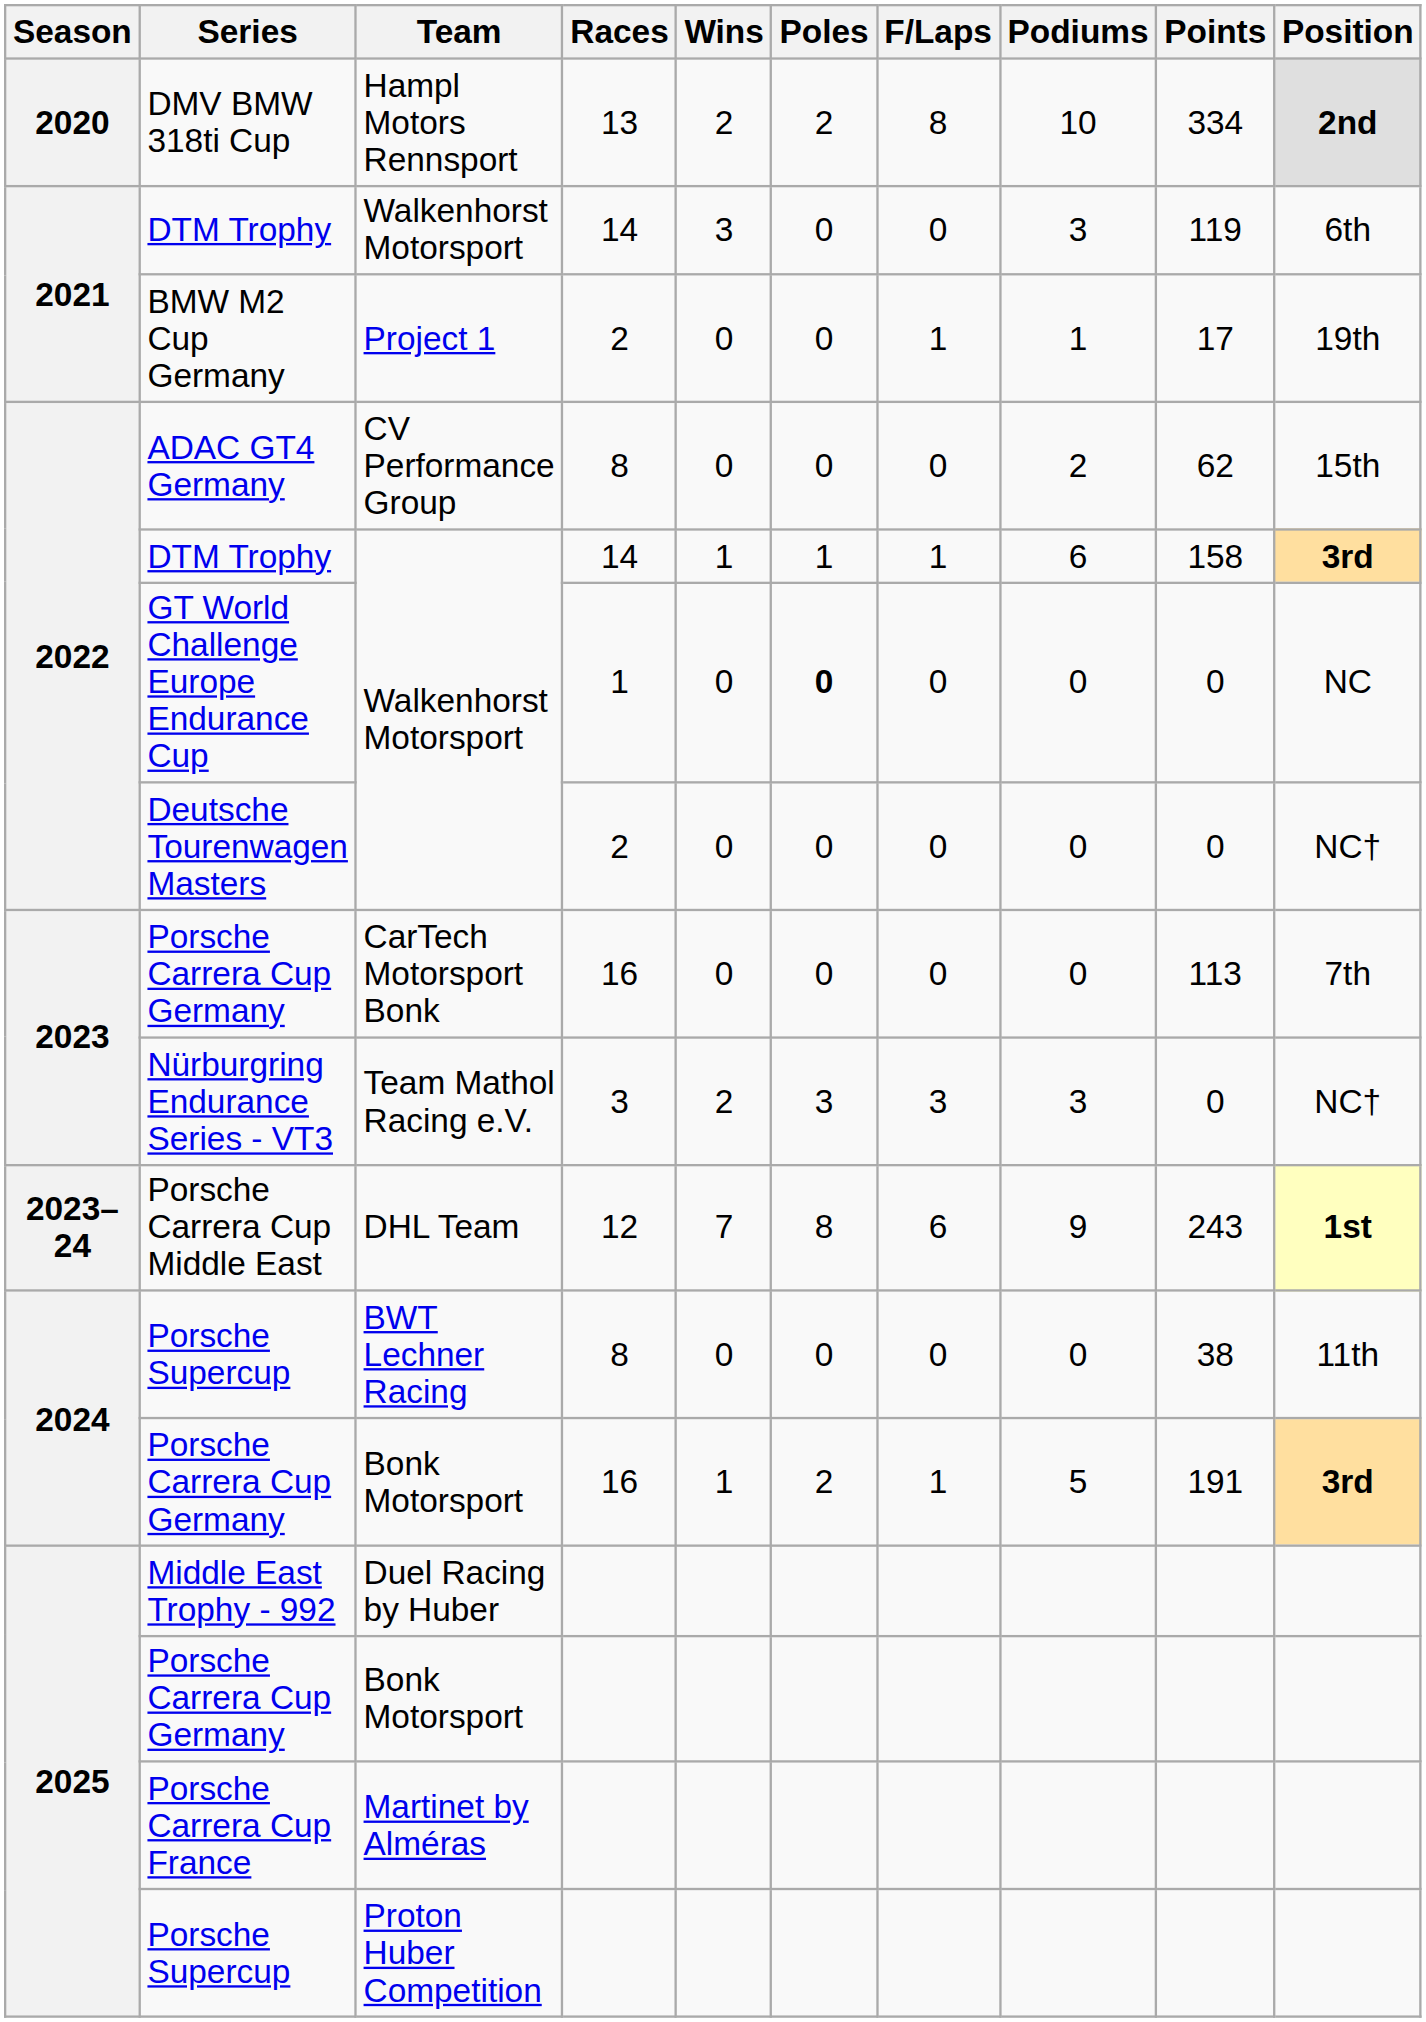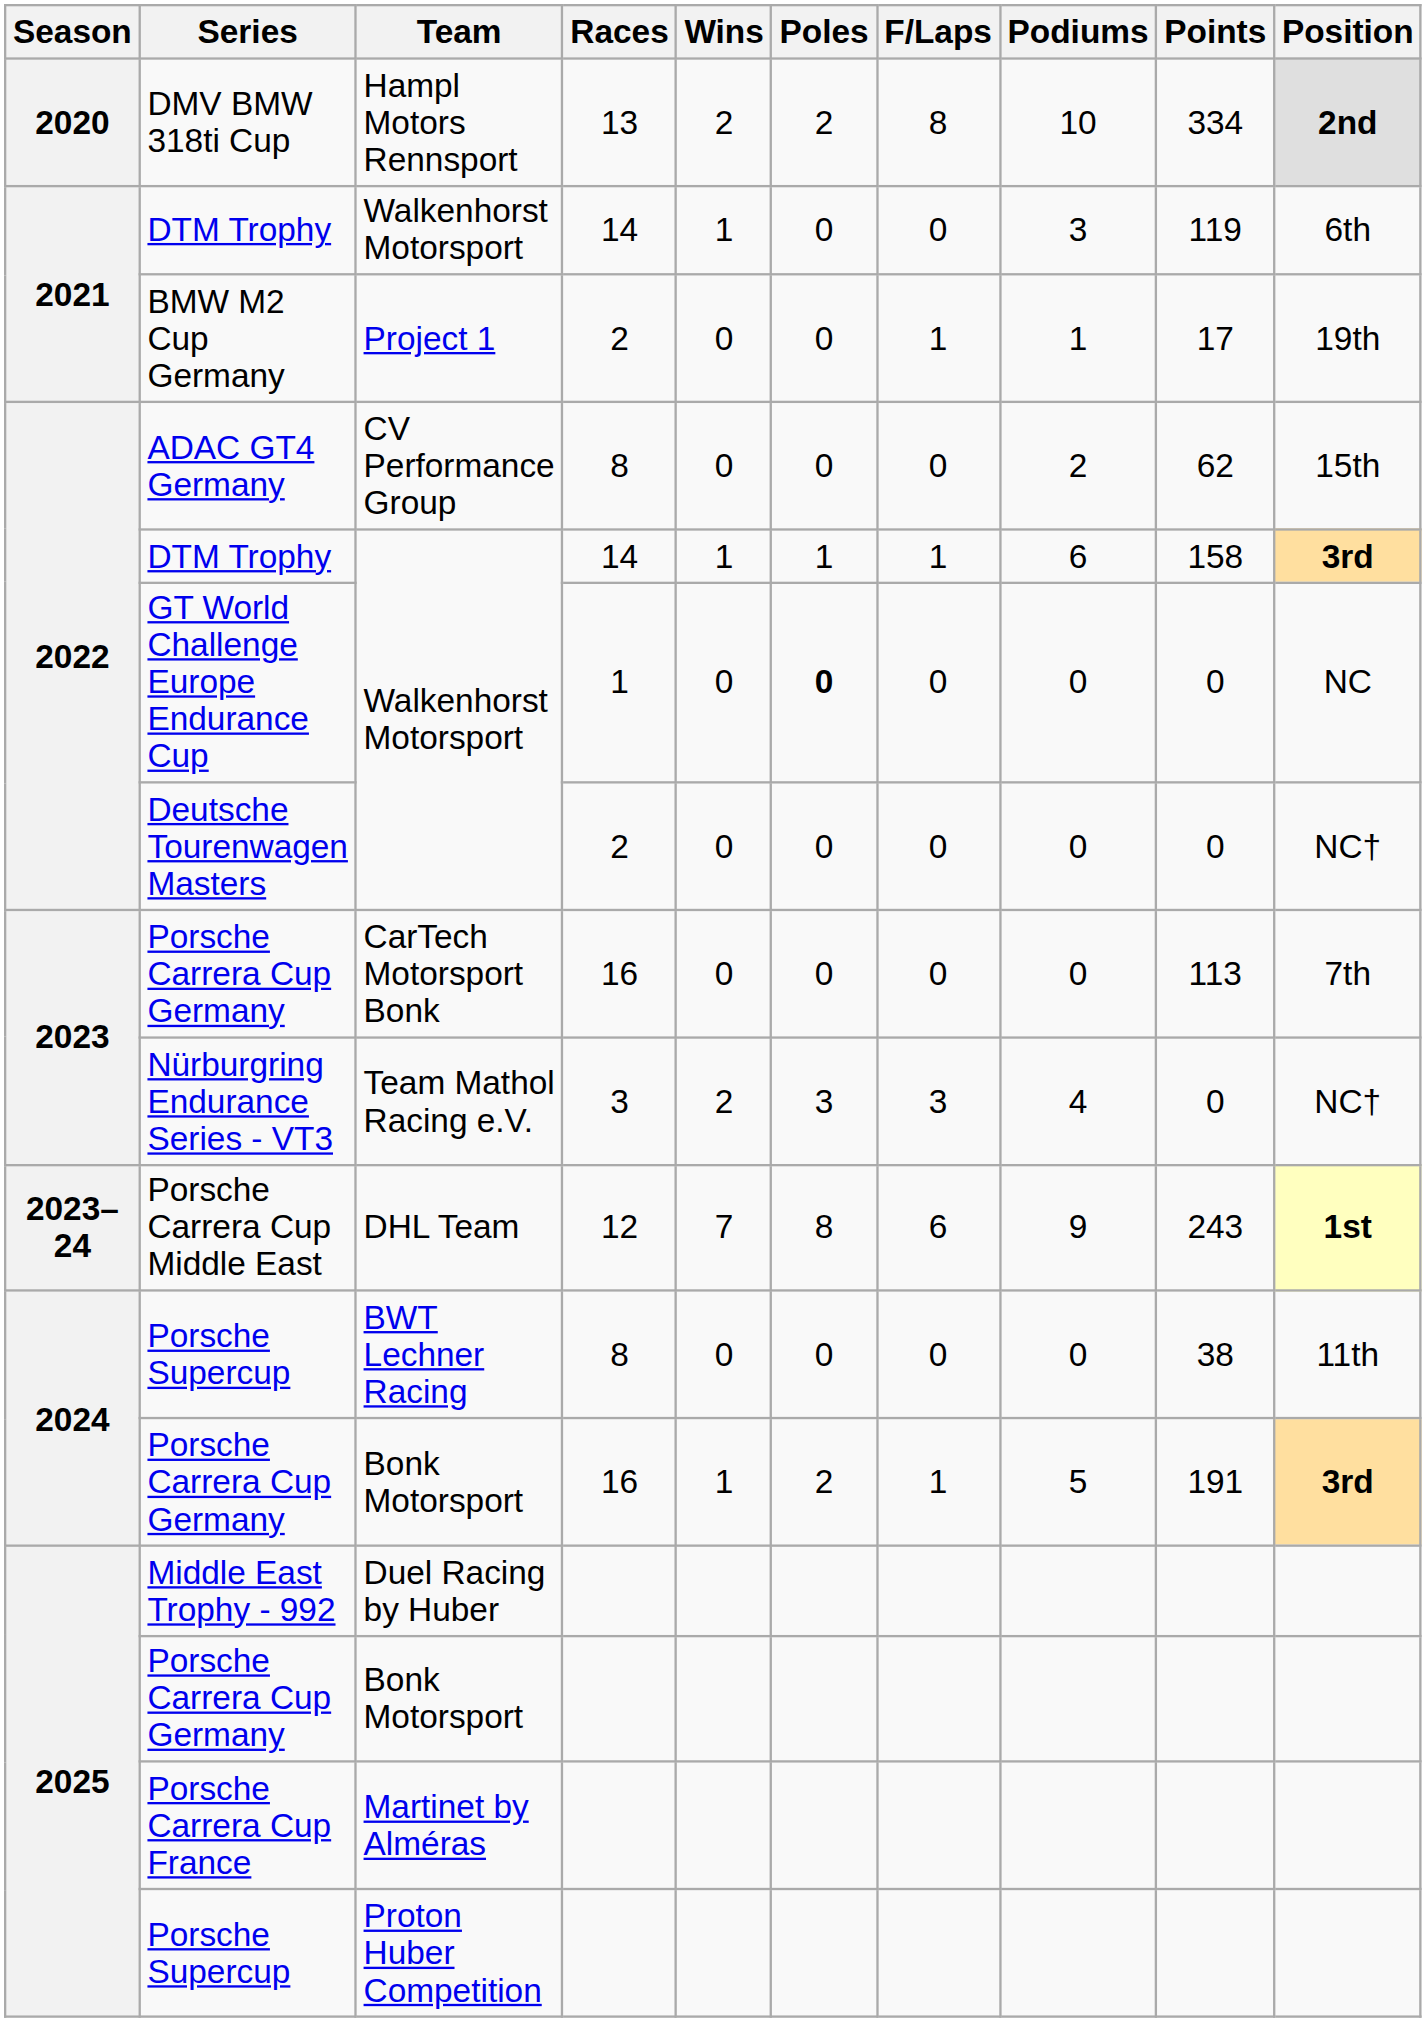(724, 230) 3 -> (724, 230) 1
(1078, 1101) 3 -> (1078, 1101) 4
